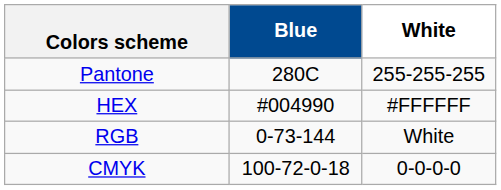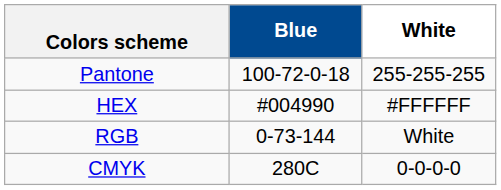(296, 74) 280C -> (296, 74) 100-72-0-18
(296, 168) 100-72-0-18 -> (296, 168) 280C
